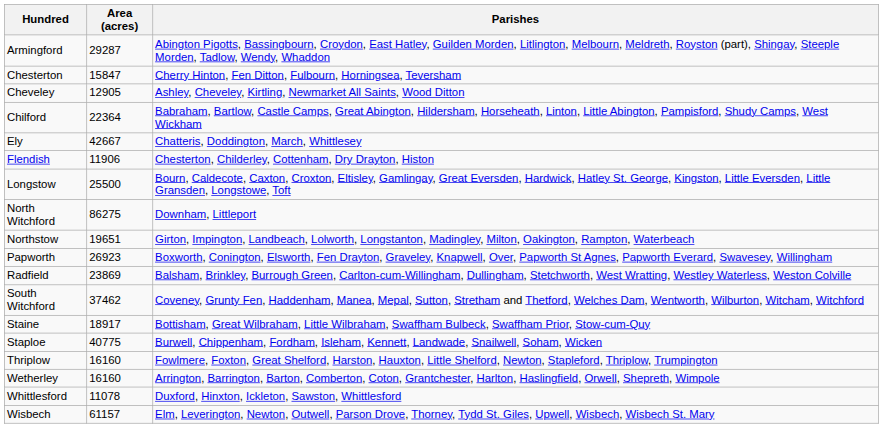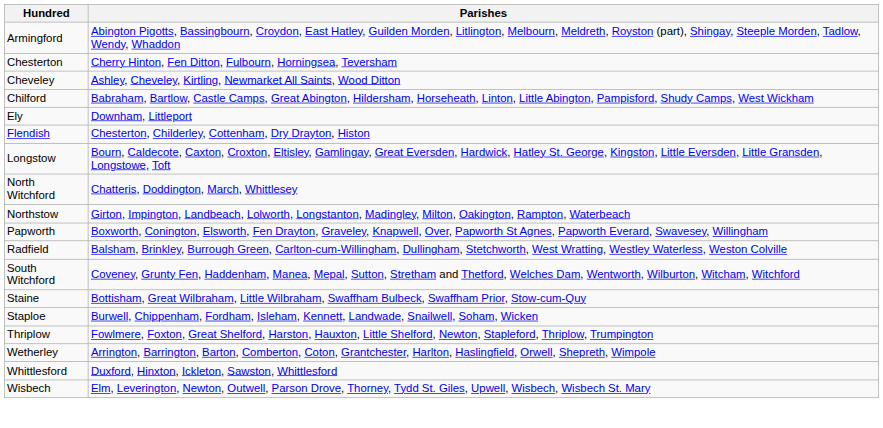- column: (120, 19)
(258, 141) Chatteris, Doddington, March, Whittlesey -> (141, 116) Downham, Littleport
(206, 215) Downham, Littleport -> (194, 189) Chatteris, Doddington, March, Whittlesey
